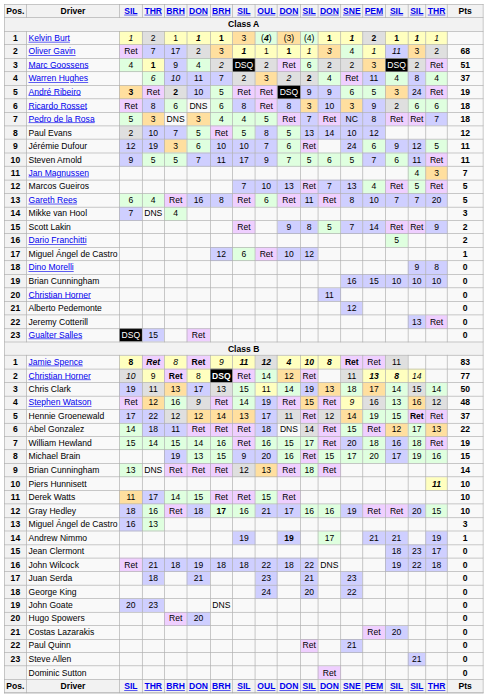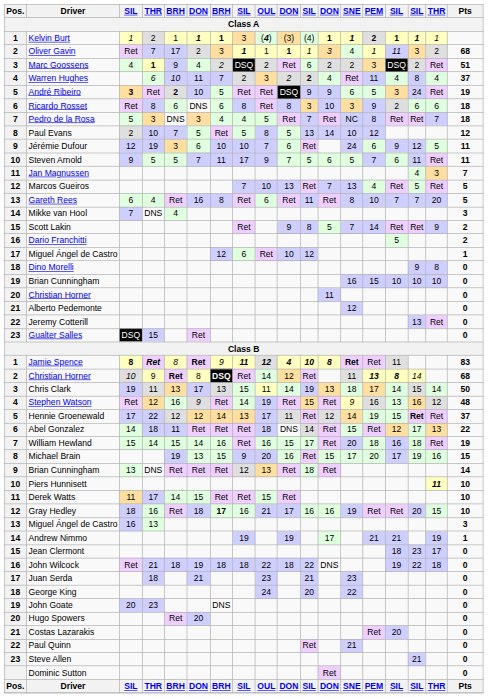(465, 375) 77 -> (465, 375) 68
(289, 537) bold -> (289, 537) normal
